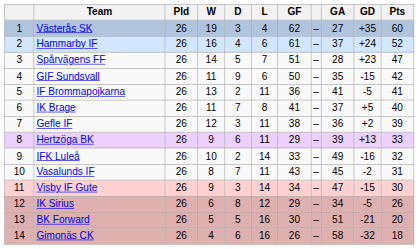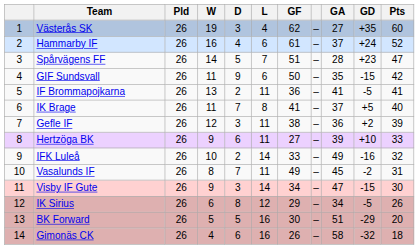(294, 140) 29 -> (294, 140) 27
(367, 140) +13 -> (367, 140) +10
(294, 172) 43 -> (294, 172) 49
(367, 220) -21 -> (367, 220) -29
